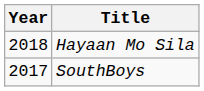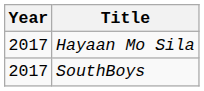(28, 45) 2018 -> (28, 45) 2017
